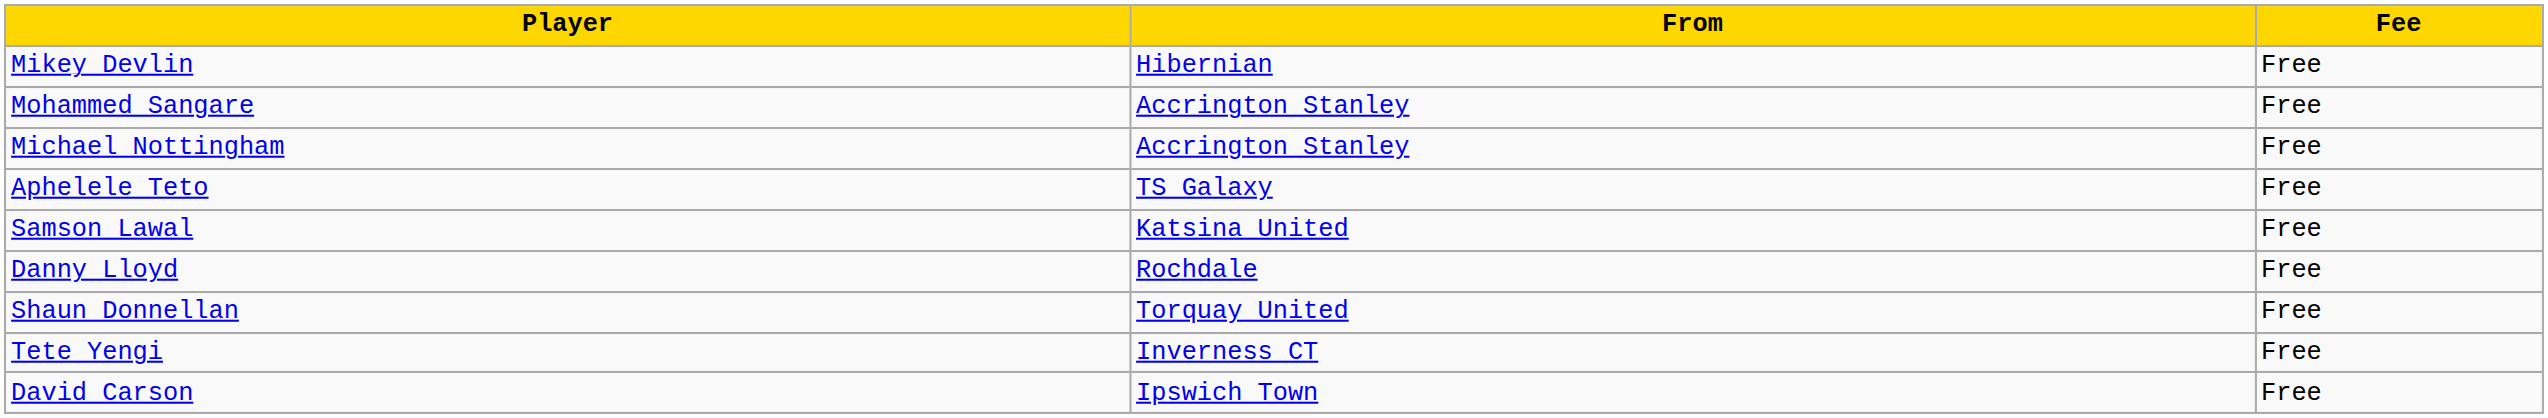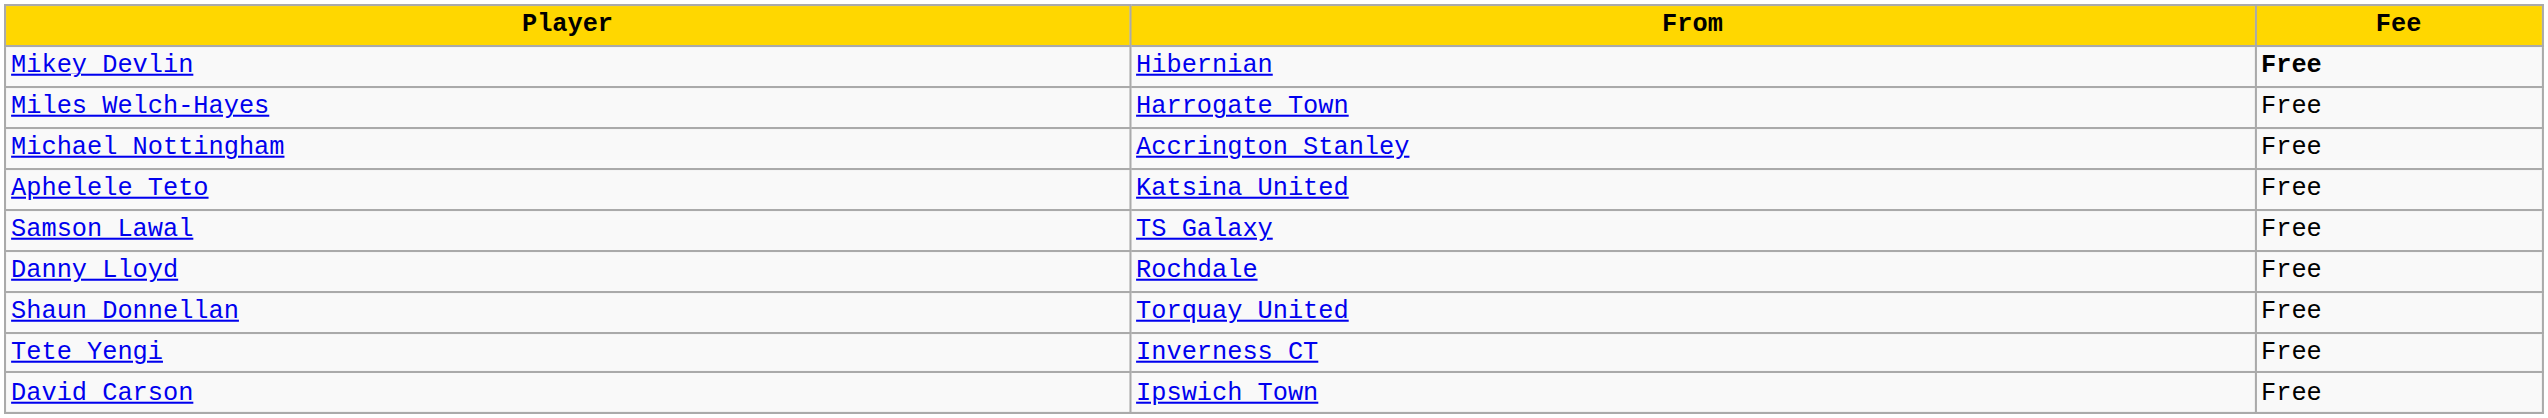(2291, 67) normal -> (2291, 67) bold
- row: (133, 108)
+ row: (140, 108)
(1204, 189) TS Galaxy -> (1242, 189) Katsina United
(1242, 230) Katsina United -> (1204, 230) TS Galaxy
